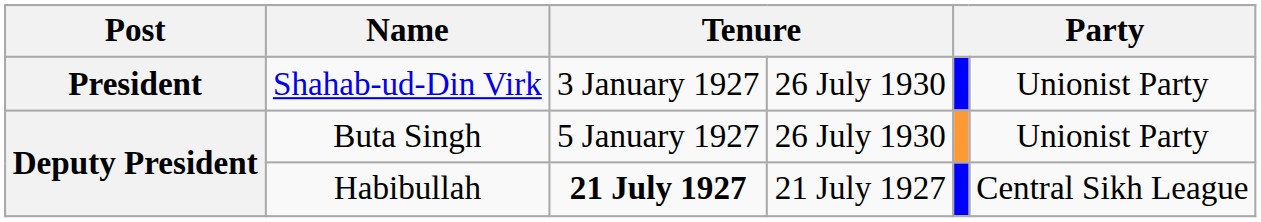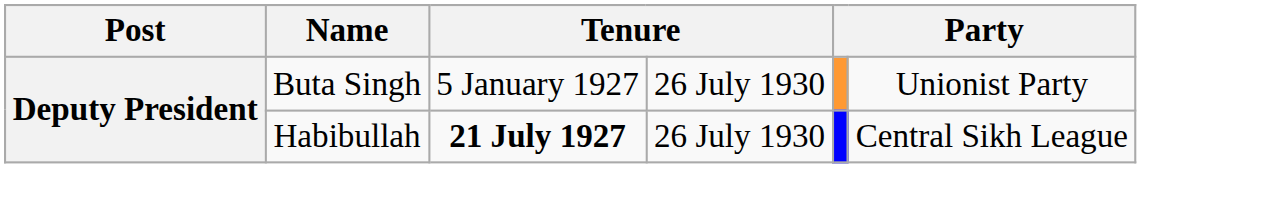- row: (407, 83)
(860, 188) 21 July 1927 -> (740, 135) 26 July 1930
